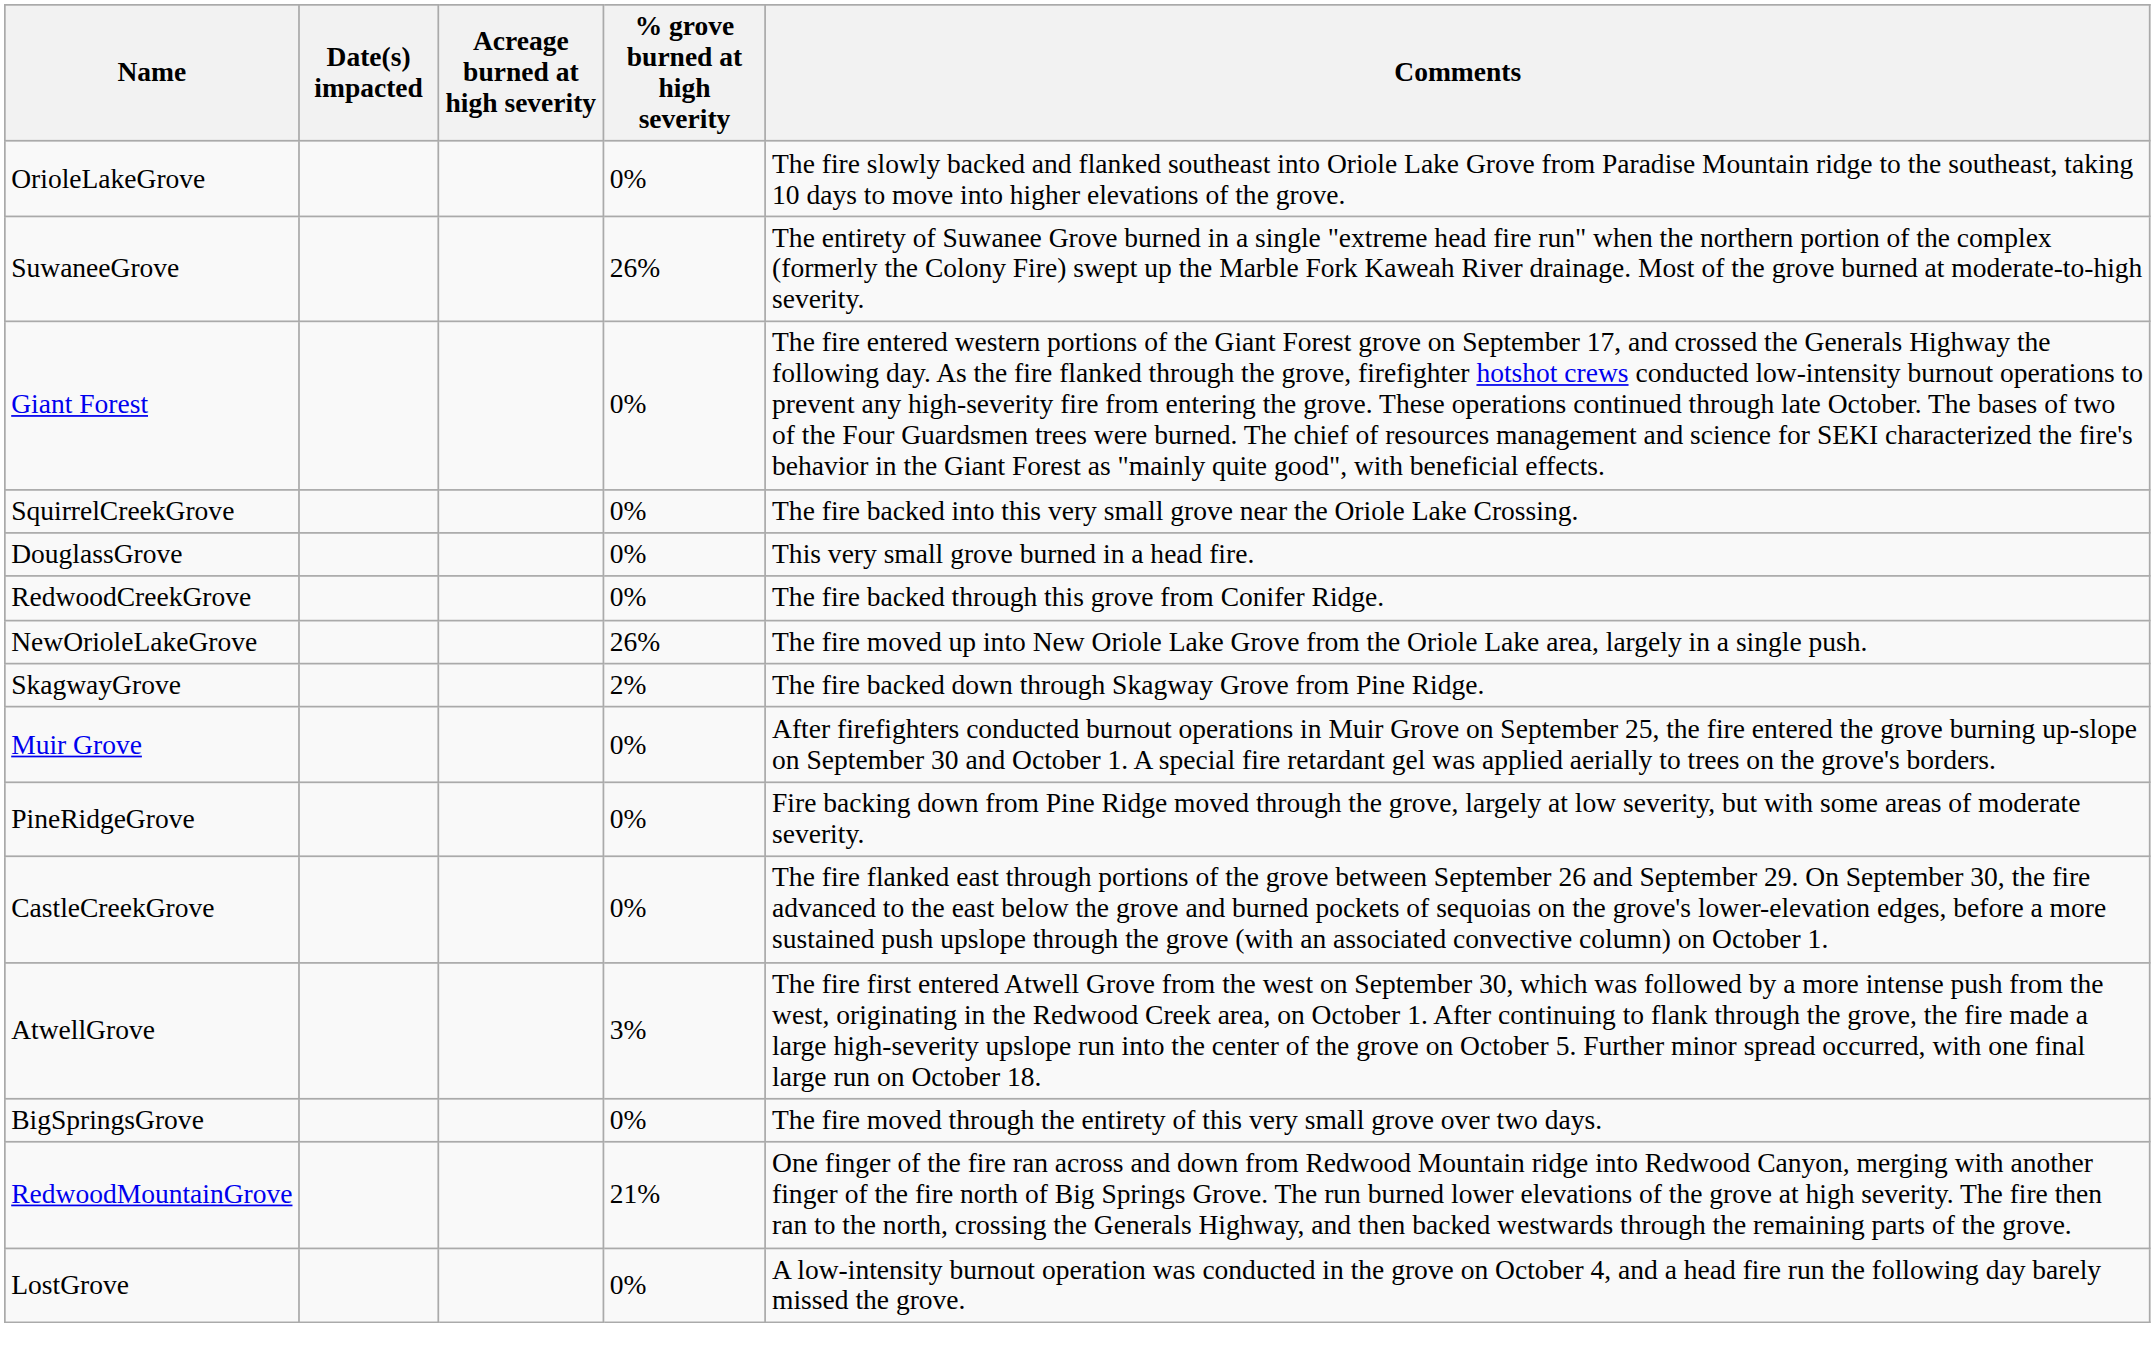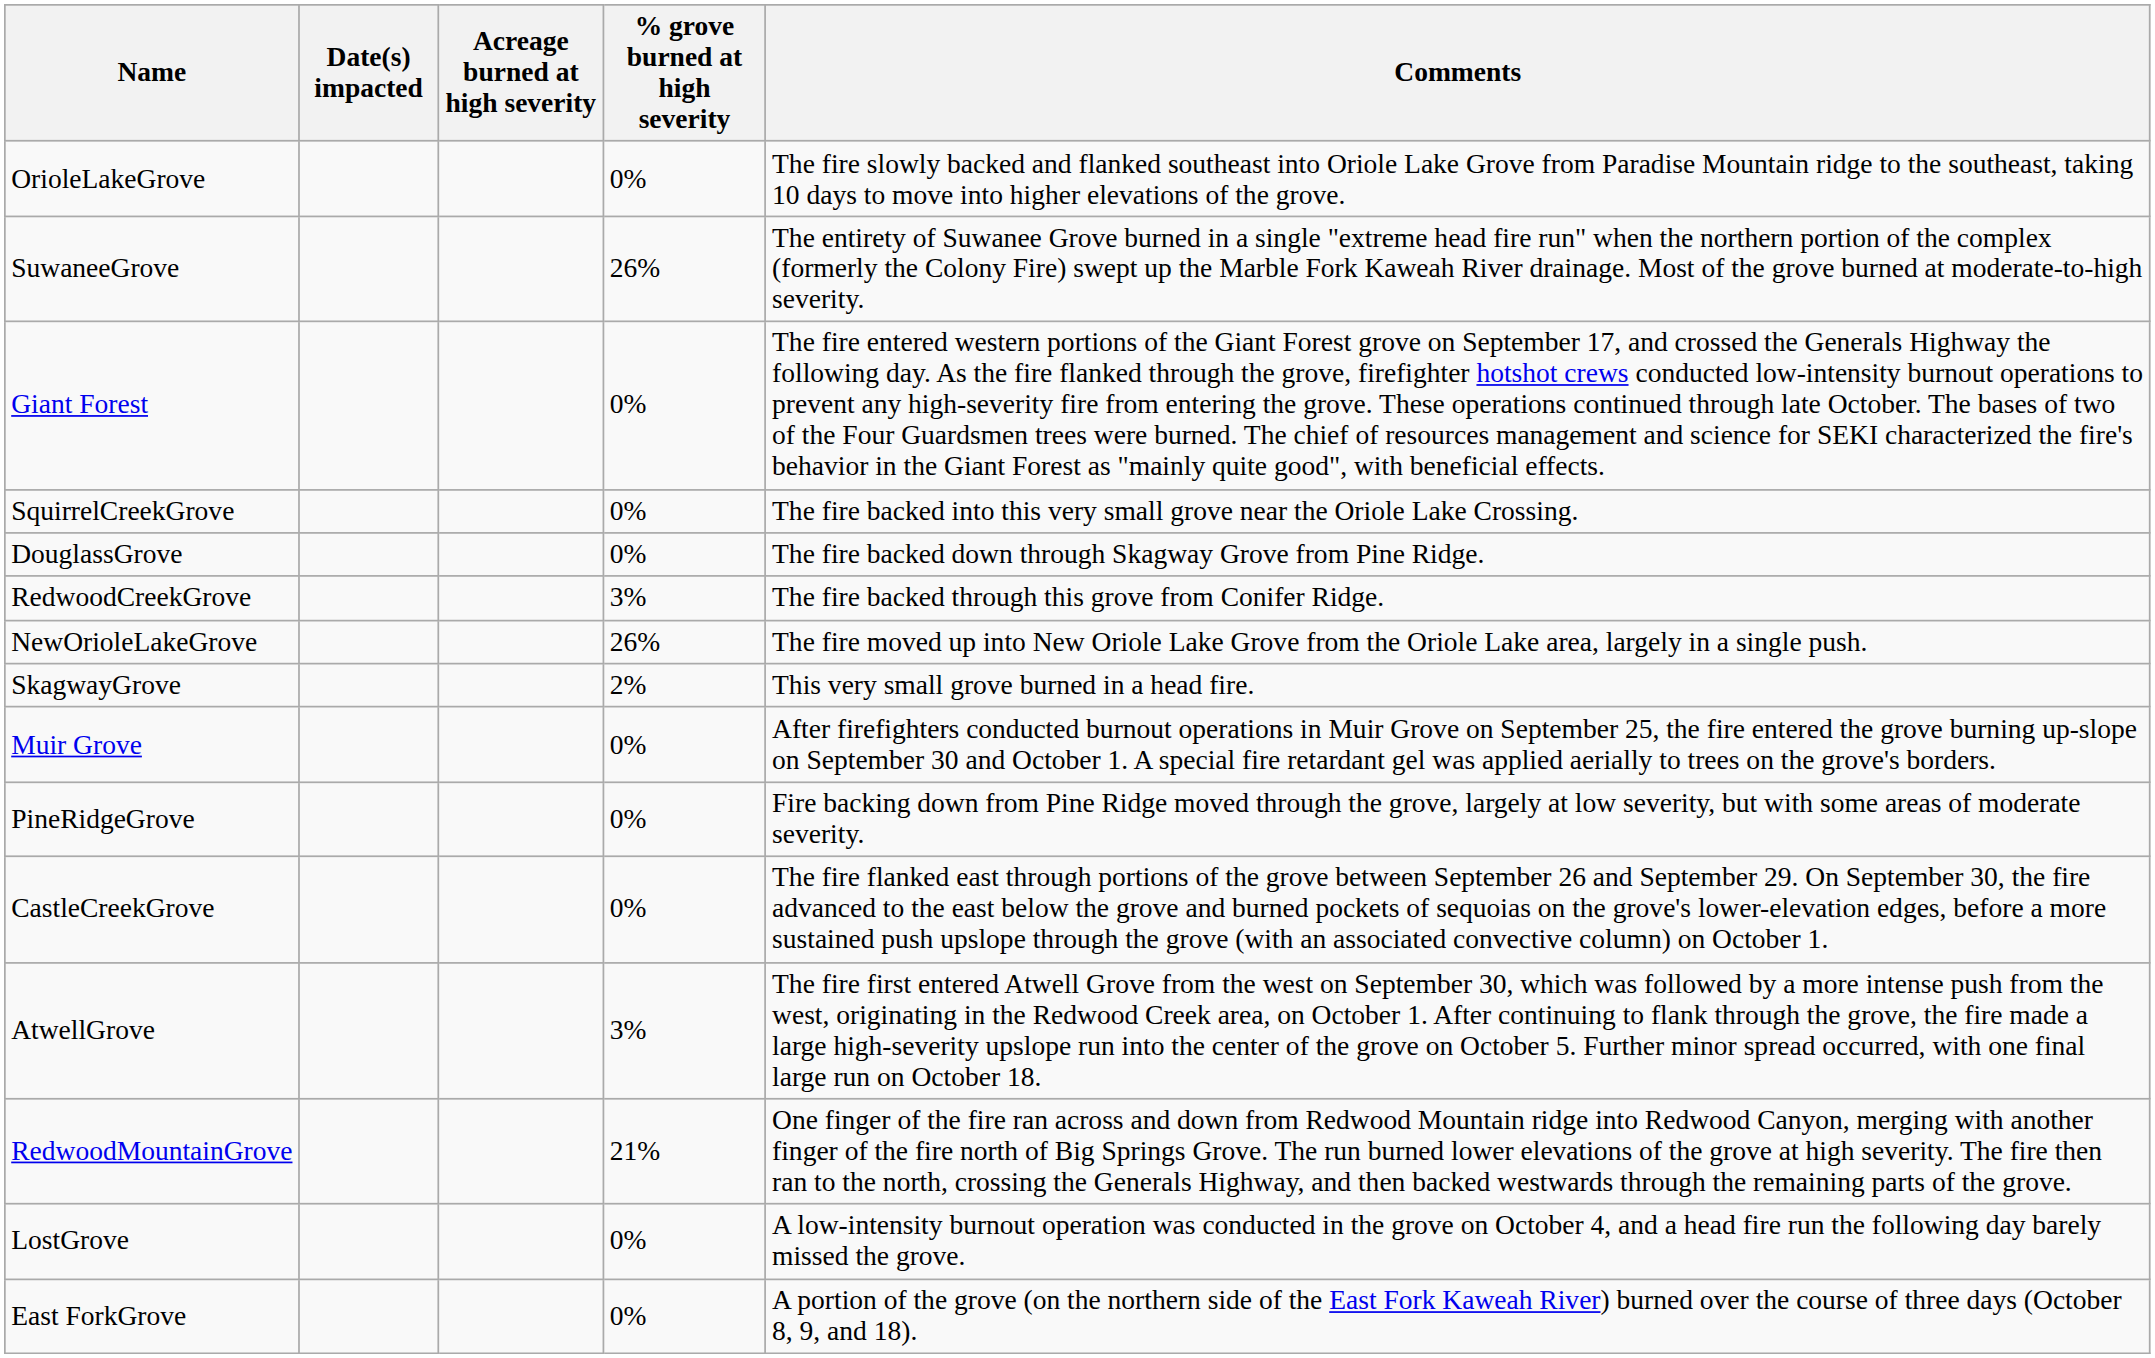(1013, 554) This very small grove burned in a head fire. -> (1128, 554) The fire backed down through Skagway Grove from Pine Ridge.
(628, 597) 0% -> (628, 597) 3%
(1128, 685) The fire backed down through Skagway Grove from Pine Ridge. -> (1013, 685) This very small grove burned in a head fire.
- row: (108, 1120)
+ row: (99, 1315)
